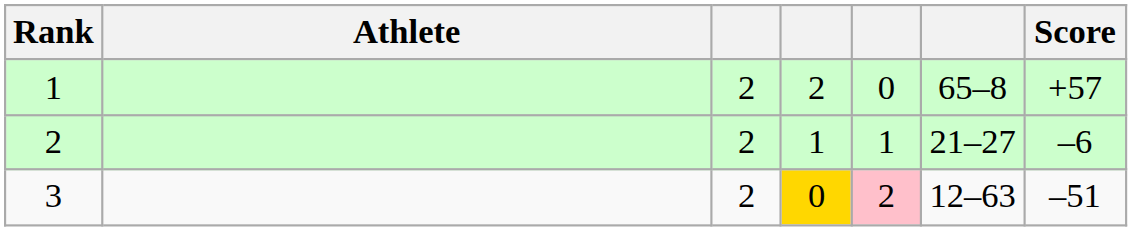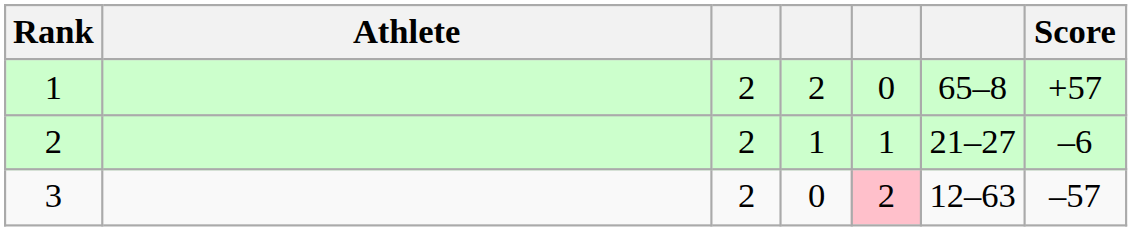(817, 196) gold background -> (817, 196) no background
(1075, 196) –51 -> (1075, 196) –57
